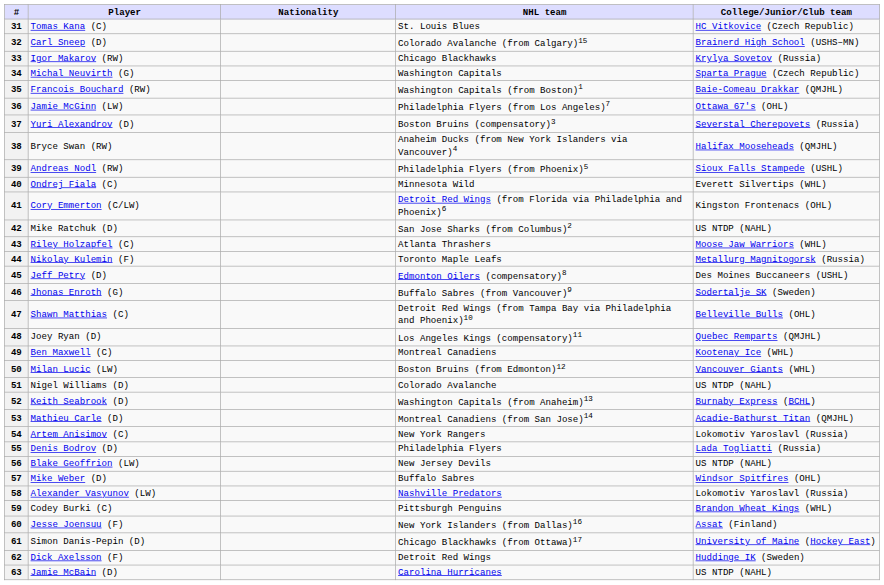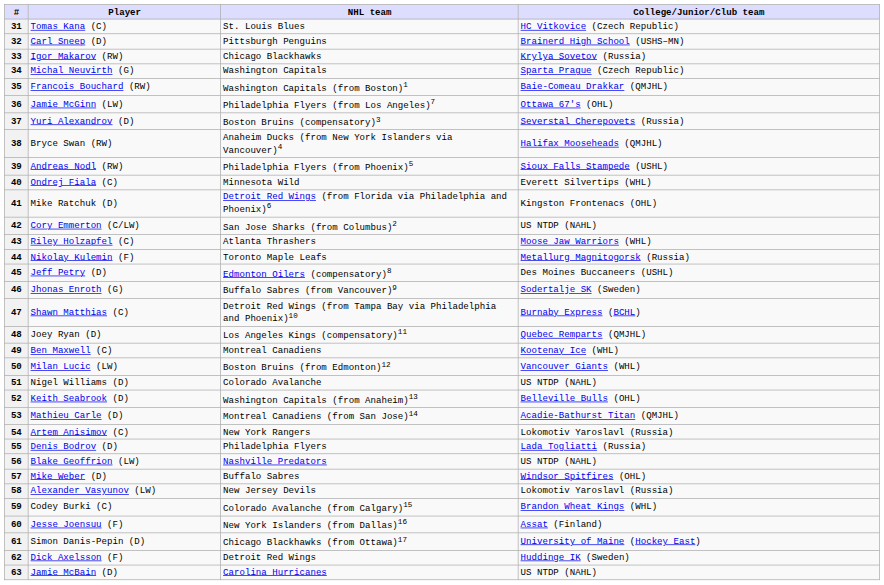- column: (308, 12)
(493, 43) Colorado Avalanche (from Calgary)15 -> (275, 41) Pittsburgh Penguins
(85, 206) Cory Emmerton (C/LW) -> (74, 203) Mike Ratchuk (D)
(74, 228) Mike Ratchuk (D) -> (85, 226) Cory Emmerton (C/LW)
(756, 315) Belleville Bulls (OHL) -> (581, 312) Burnaby Express (BCHL)
(756, 401) Burnaby Express (BCHL) -> (581, 399) Belleville Bulls (OHL)
(444, 464) New Jersey Devils -> (275, 461) Nashville Predators
(450, 493) Nashville Predators -> (269, 491) New Jersey Devils
(450, 508) Pittsburgh Penguins -> (318, 507) Colorado Avalanche (from Calgary)15
